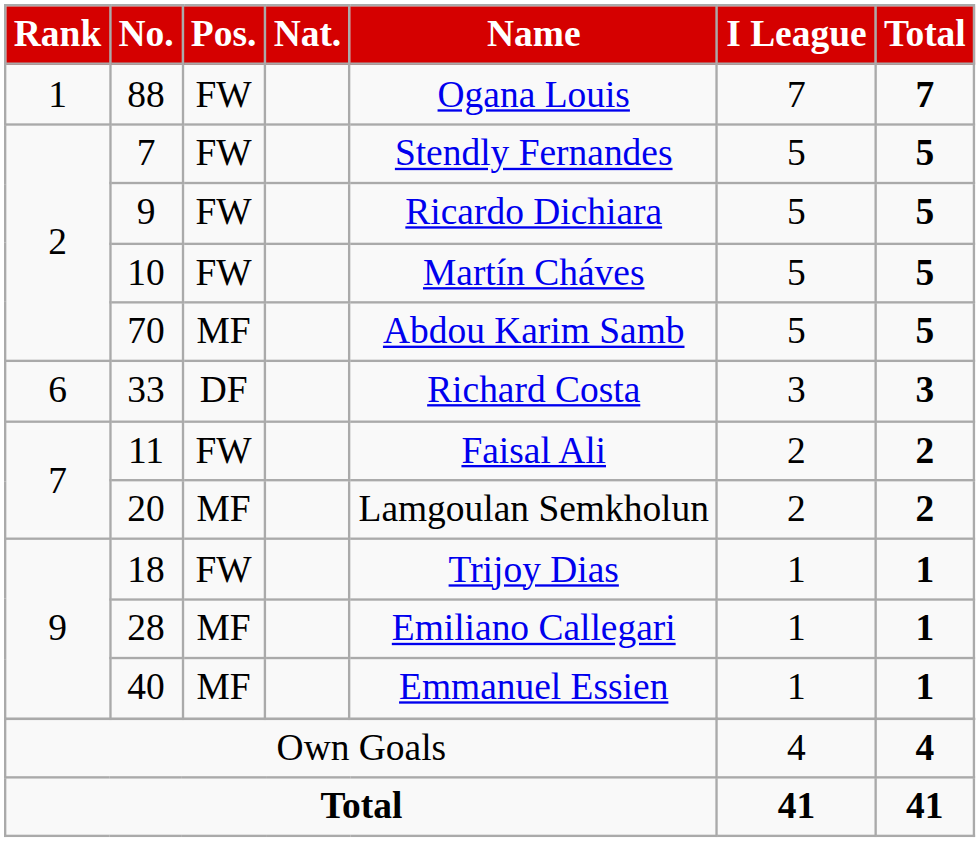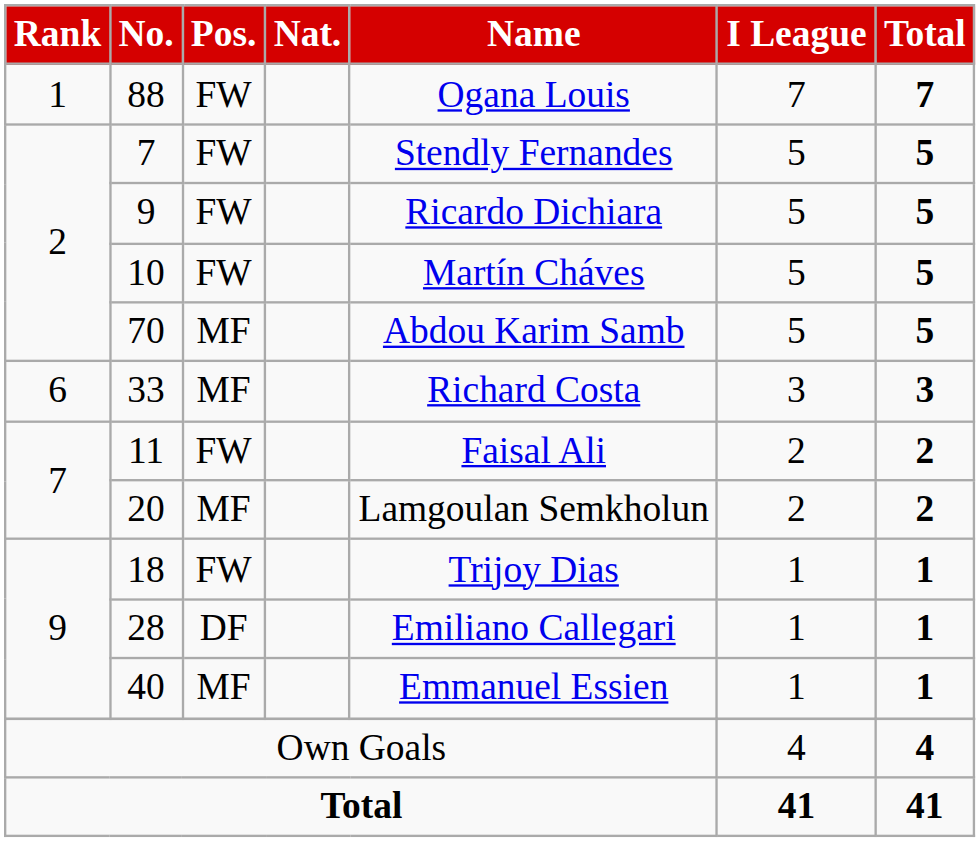(224, 390) DF -> (224, 390) MF
(224, 627) MF -> (224, 627) DF
